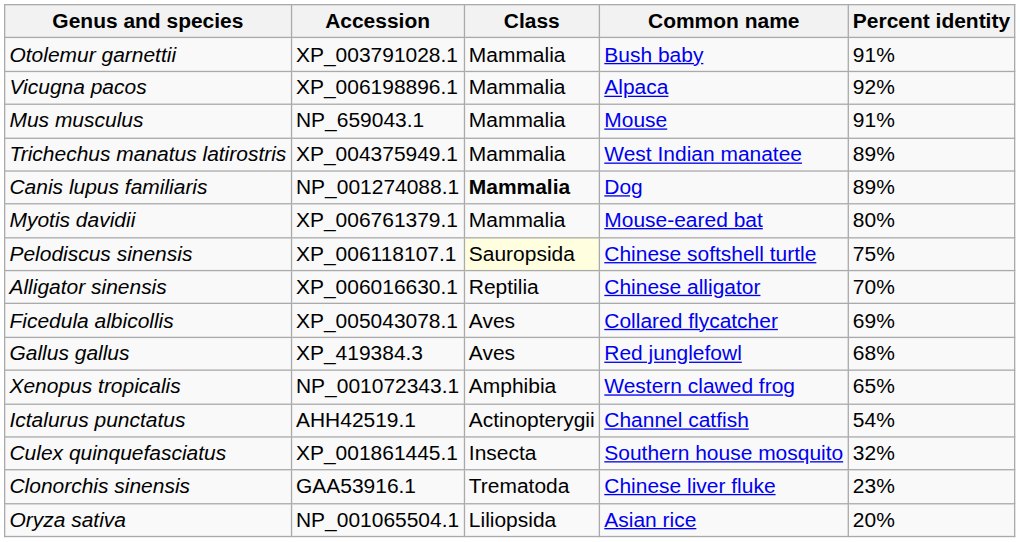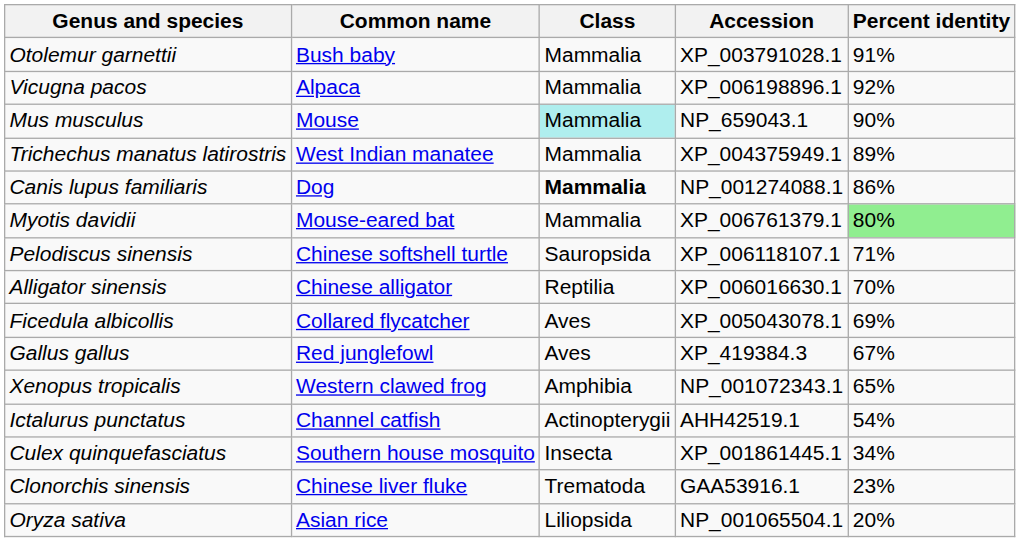columns swapped: (724, 21) <-> (378, 21)
(517, 120) no background -> (593, 120) paleturquoise background
(874, 120) 91% -> (874, 120) 90%
(874, 187) 89% -> (874, 187) 86%
(874, 220) no background -> (874, 220) lightgreen background
(522, 253) lightyellow background -> (598, 253) no background
(874, 253) 75% -> (874, 253) 71%
(874, 353) 68% -> (874, 353) 67%
(874, 453) 32% -> (874, 453) 34%
